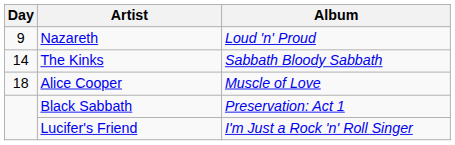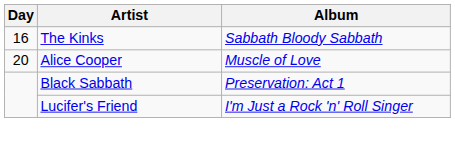- row: (69, 38)
(21, 60) 14 -> (21, 38) 16
(21, 83) 18 -> (21, 60) 20
